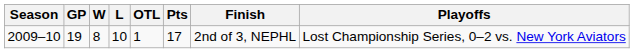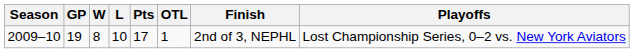columns swapped: (147, 15) <-> (177, 15)
